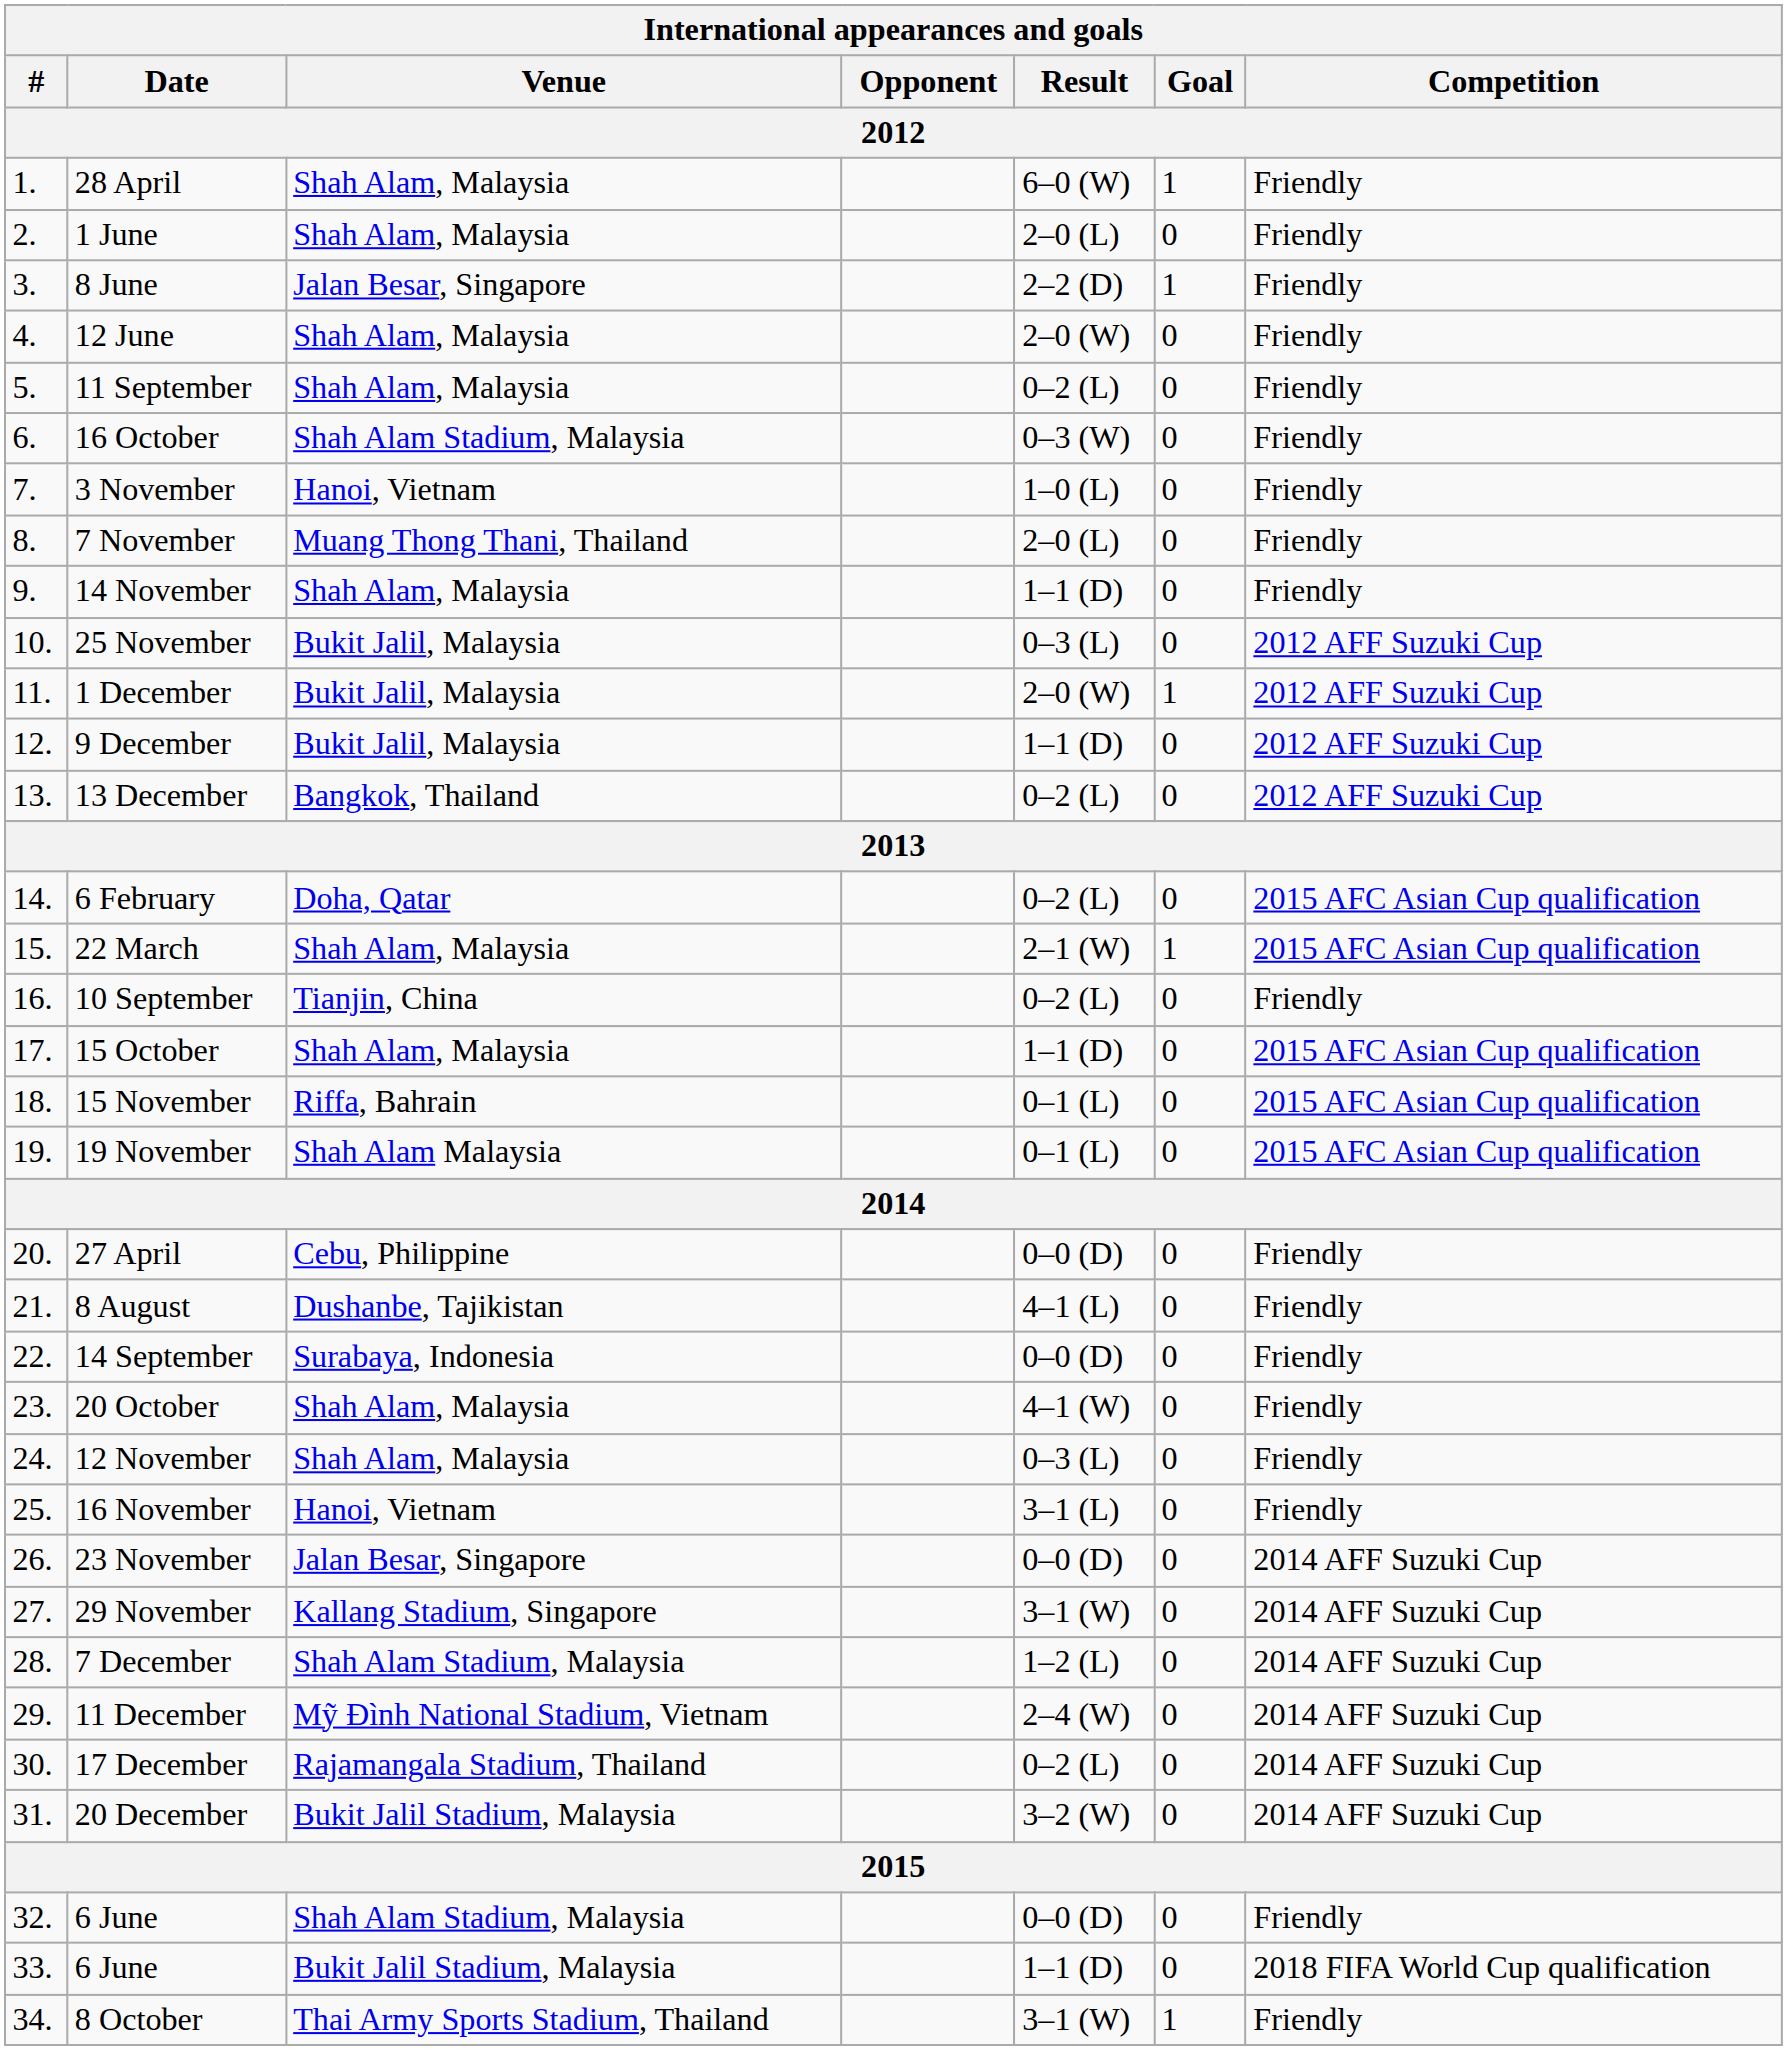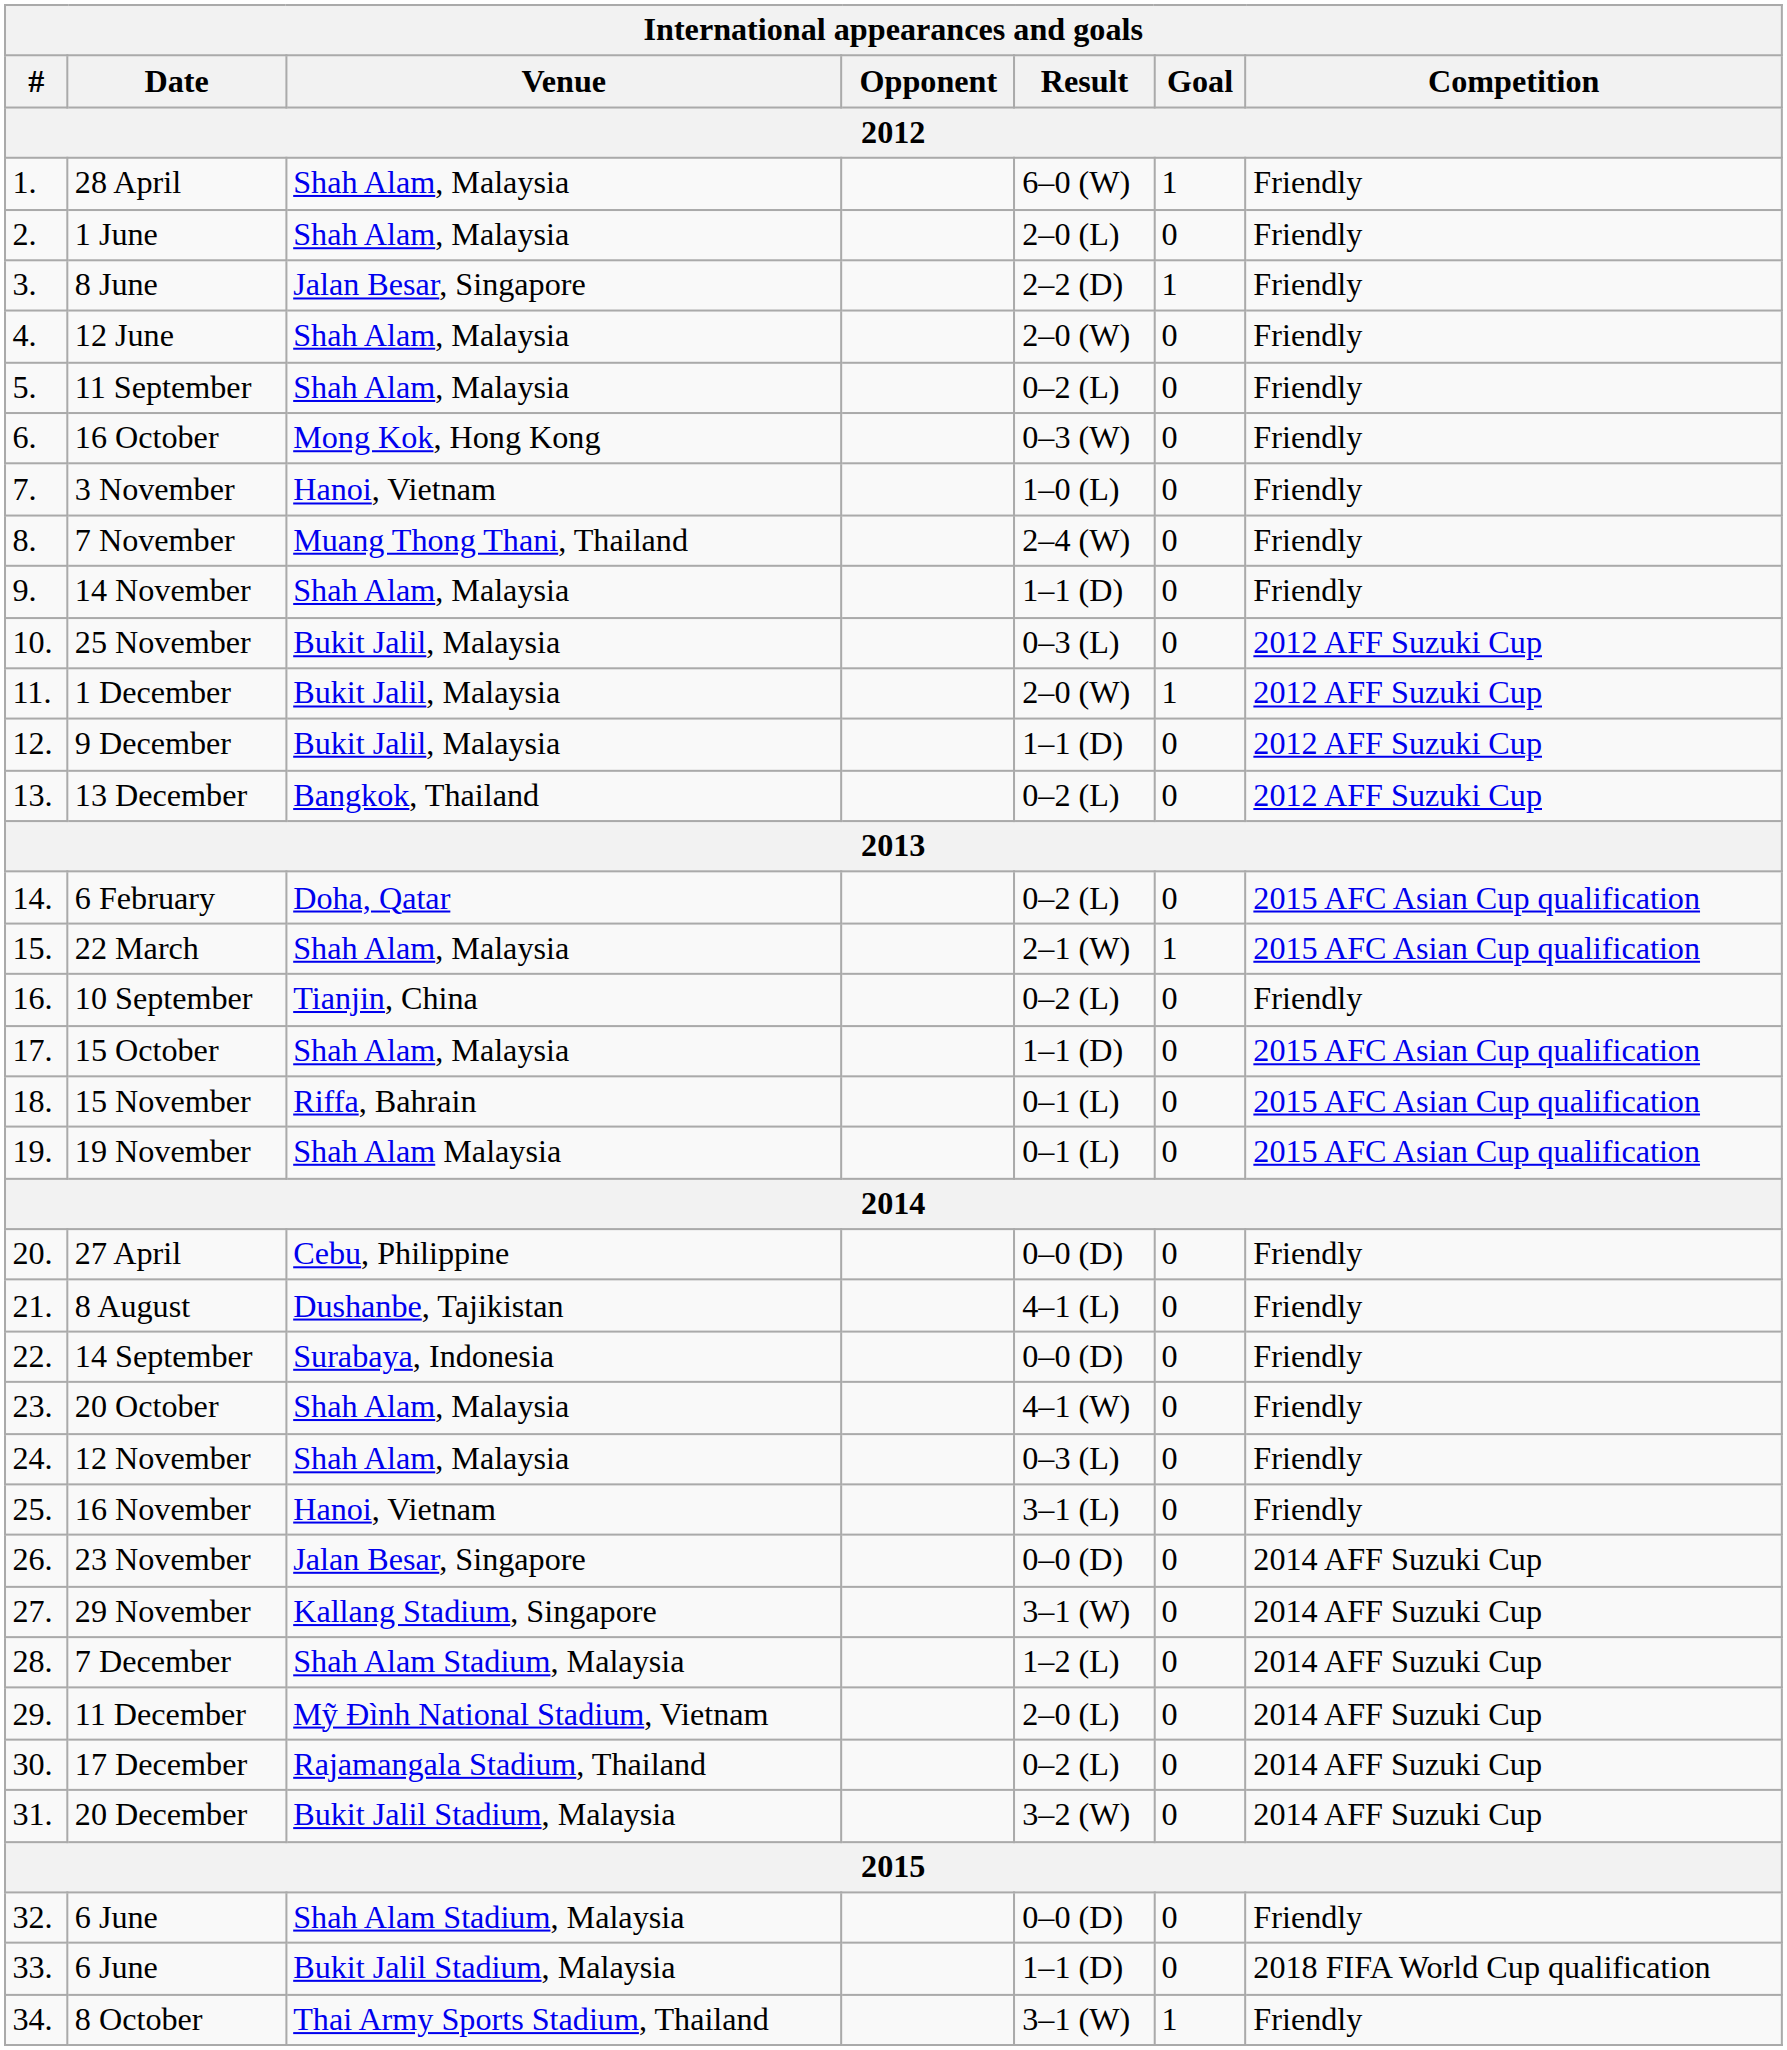(489, 438) Shah Alam Stadium, Malaysia -> (447, 438) Mong Kok, Hong Kong
(1071, 540) 2–0 (L) -> (1076, 540) 2–4 (W)
(1076, 1713) 2–4 (W) -> (1071, 1713) 2–0 (L)
